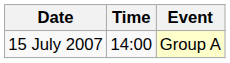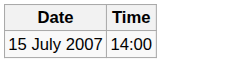- column: (190, 17)
